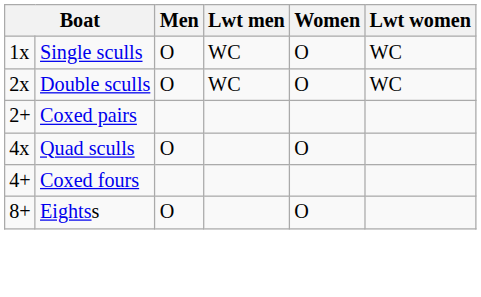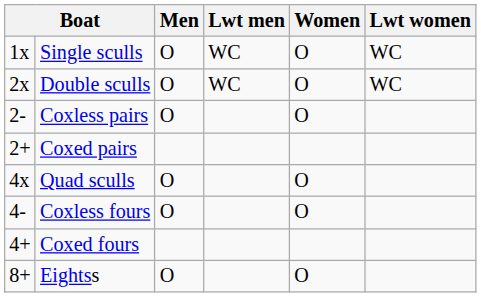+ row: (94, 116)
+ row: (95, 212)
